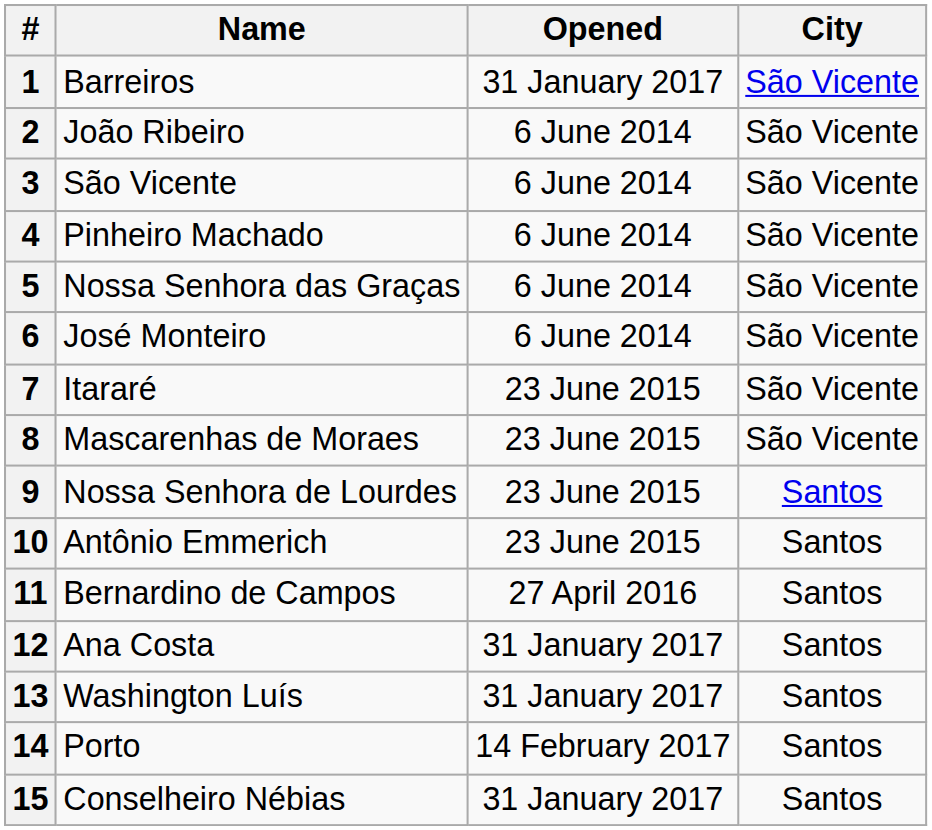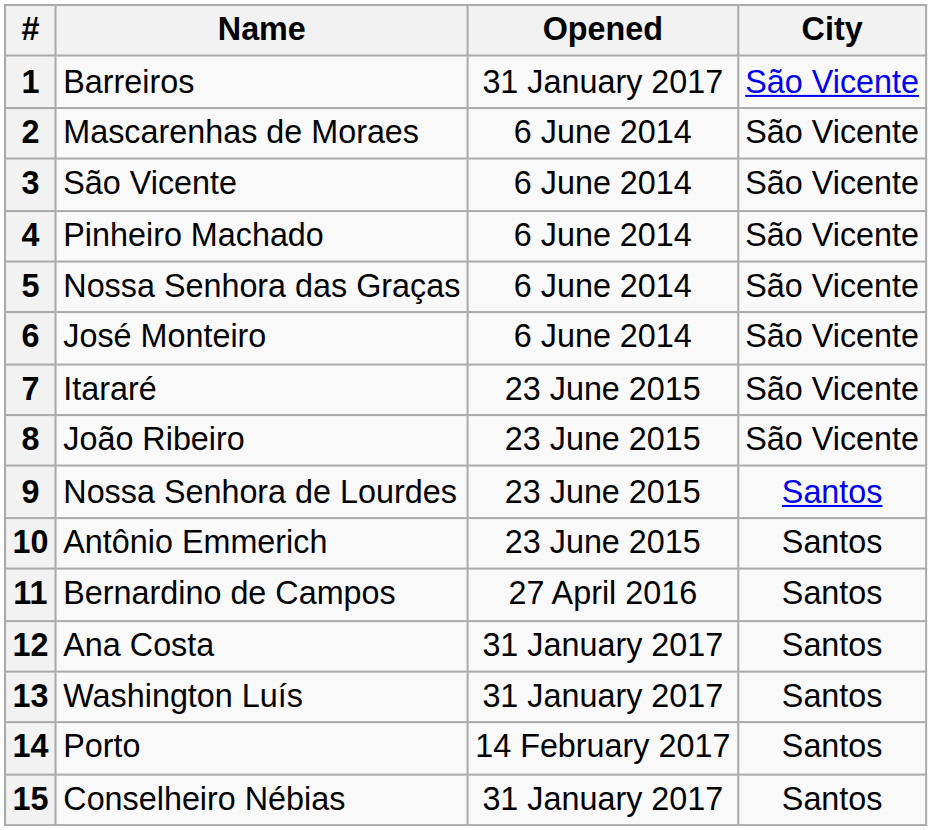(154, 132) João Ribeiro -> (241, 132) Mascarenhas de Moraes
(241, 440) Mascarenhas de Moraes -> (154, 440) João Ribeiro
